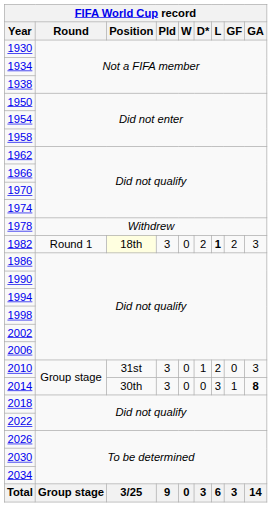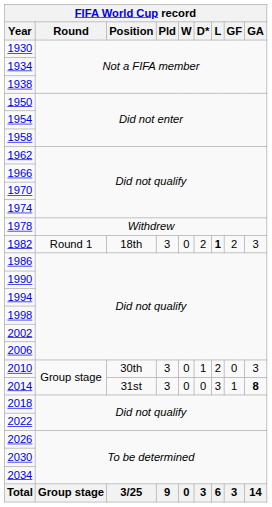(131, 244) lightyellow background -> (131, 244) no background
(131, 368) 31st -> (131, 368) 30th
(131, 386) 30th -> (131, 386) 31st
